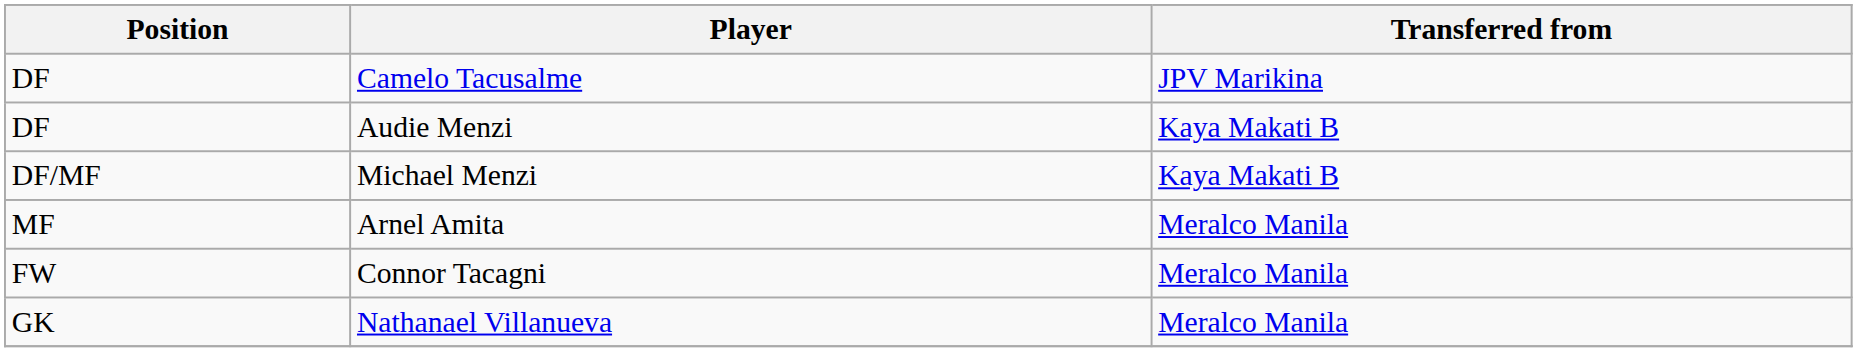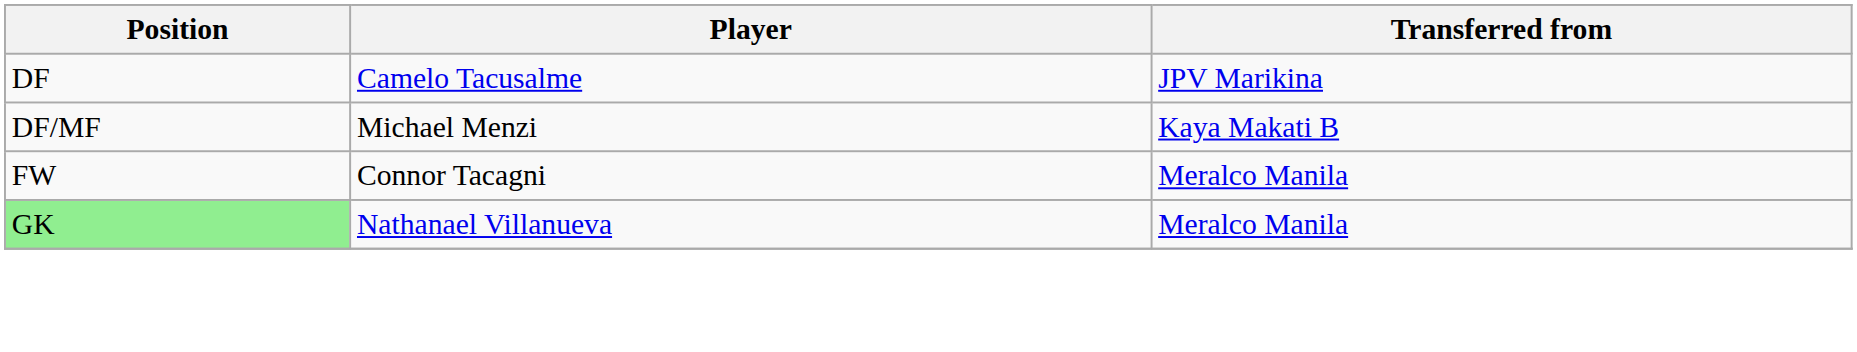- row: (435, 126)
- row: (431, 224)
(33, 322) no background -> (33, 224) lightgreen background
